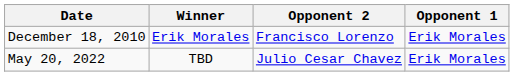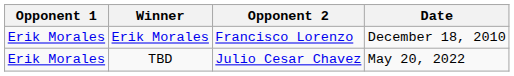columns swapped: (457, 16) <-> (77, 16)
